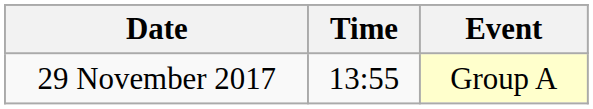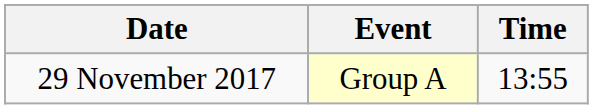columns swapped: (364, 28) <-> (504, 28)
